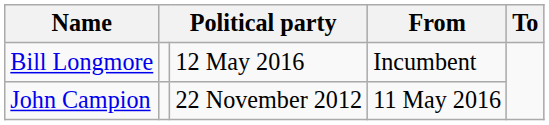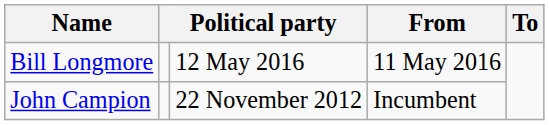(425, 61) Incumbent -> (437, 61) 11 May 2016
(437, 100) 11 May 2016 -> (425, 100) Incumbent
